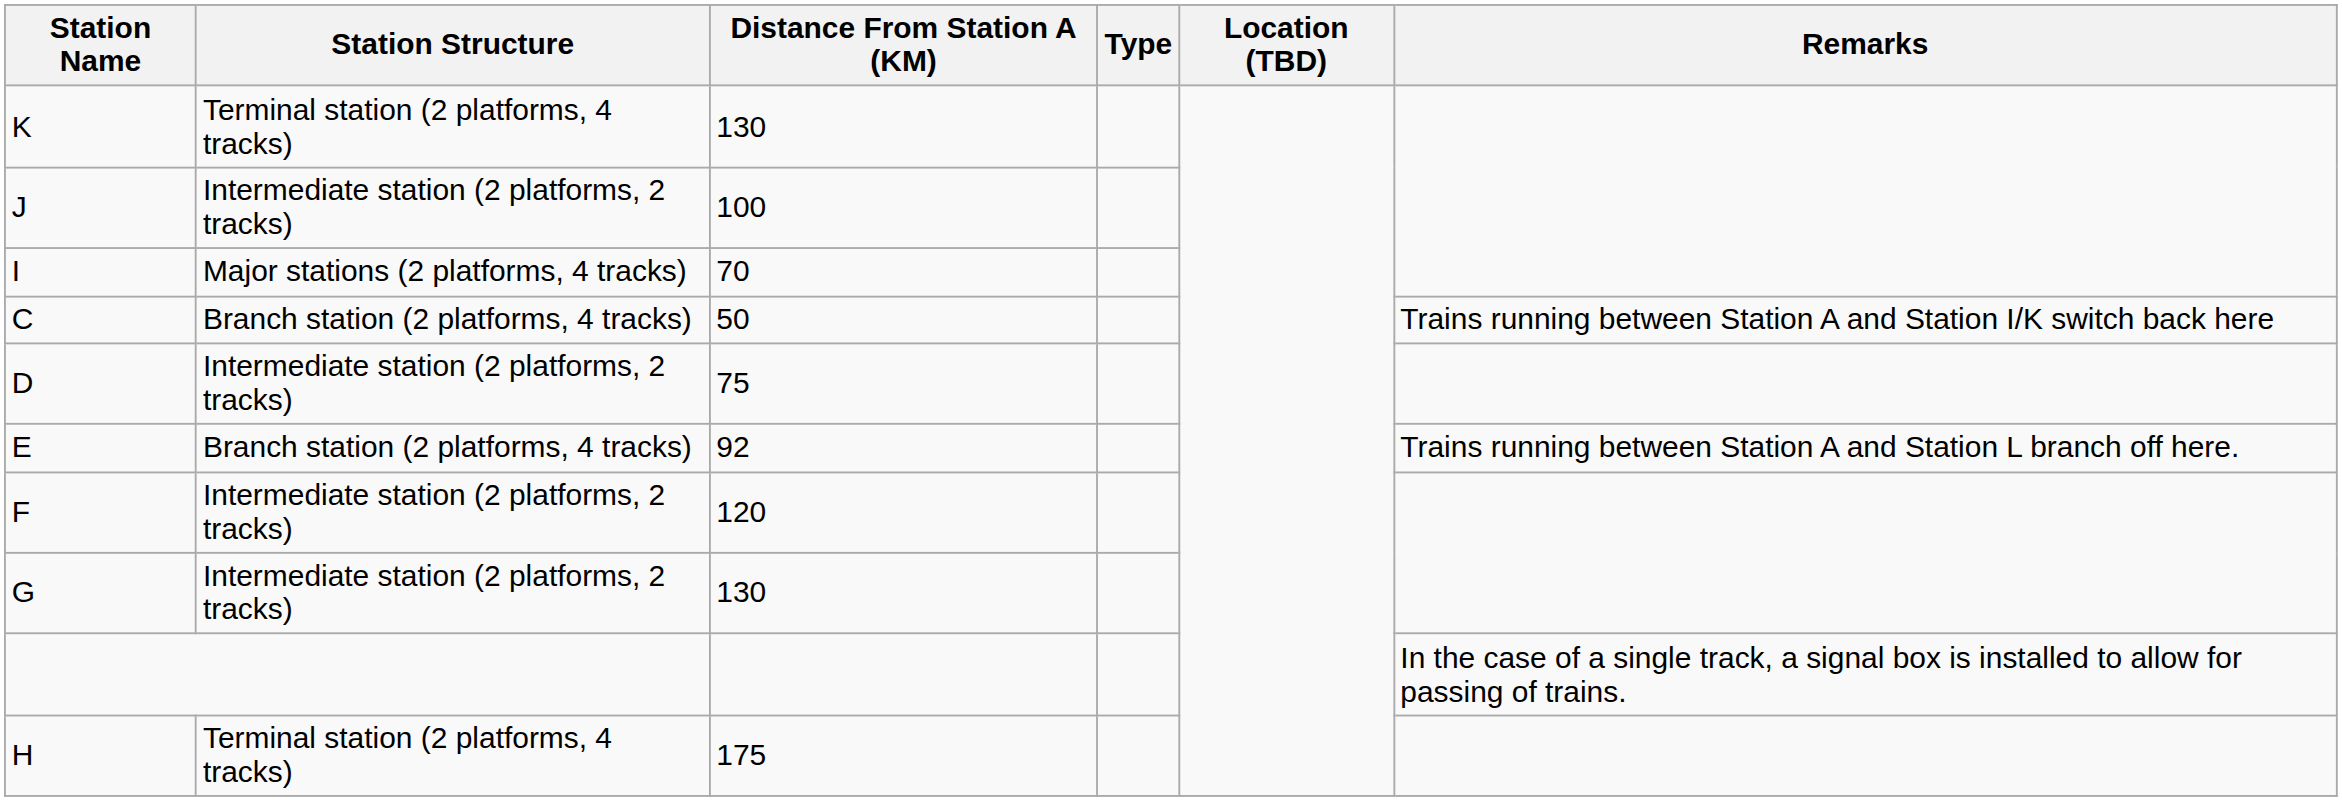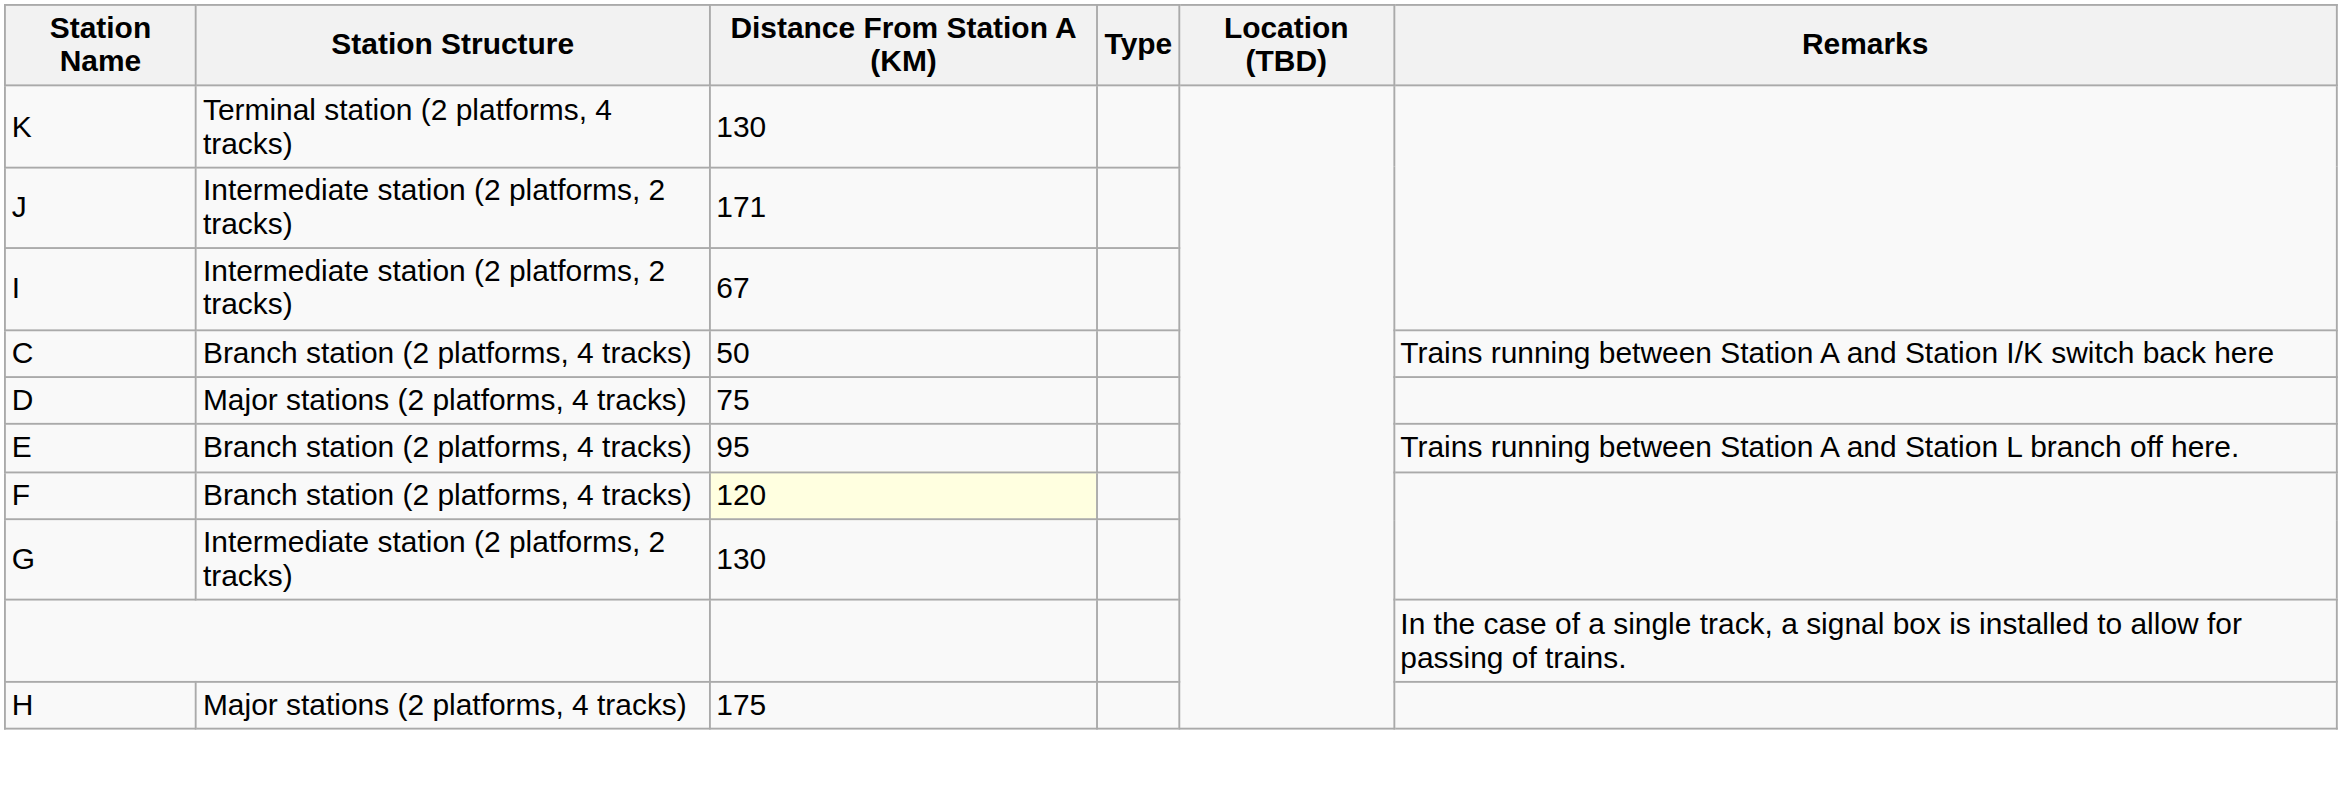(741, 207) 100 -> (741, 207) 171
(445, 271) Major stations (2 platforms, 4 tracks) -> (434, 288) Intermediate station (2 platforms, 2 tracks)
(733, 271) 70 -> (733, 288) 67
(434, 383) Intermediate station (2 platforms, 2 tracks) -> (445, 400) Major stations (2 platforms, 4 tracks)
(733, 447) 92 -> (733, 447) 95
(434, 511) Intermediate station (2 platforms, 2 tracks) -> (447, 495) Branch station (2 platforms, 4 tracks)
(741, 511) no background -> (741, 495) lightyellow background
(407, 755) Terminal station (2 platforms, 4 tracks) -> (445, 704) Major stations (2 platforms, 4 tracks)
